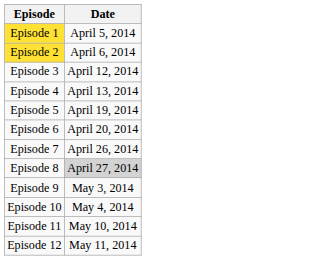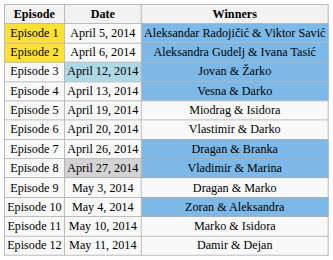+ column: (235, 14)
(103, 71) no background -> (103, 71) lightblue background
